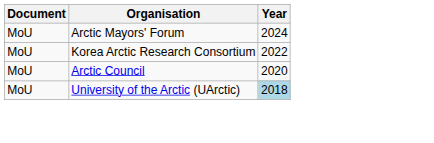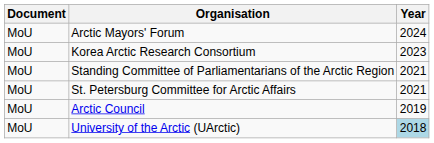(274, 52) 2022 -> (413, 52) 2023
+ row: (233, 71)
+ row: (184, 90)
(274, 71) 2020 -> (413, 109) 2019
